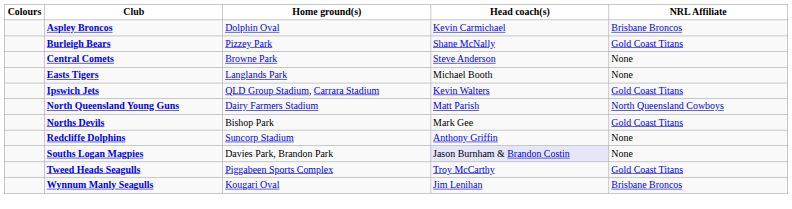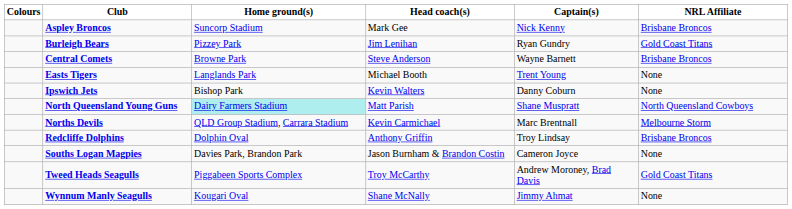+ column: (576, 12)
(252, 28) Dolphin Oval -> (228, 28) Suncorp Stadium
(469, 28) Kevin Carmichael -> (388, 28) Mark Gee
(464, 43) Shane McNally -> (392, 43) Jim Lenihan
(622, 59) None -> (676, 59) Brisbane Broncos
(302, 91) QLD Group Stadium, Carrara Stadium -> (218, 91) Bishop Park
(647, 91) Gold Coast Titans -> (651, 91) None
(272, 106) no background -> (241, 106) paleturquoise background
(250, 122) Bishop Park -> (271, 122) QLD Group Stadium, Carrara Stadium
(453, 122) Mark Gee -> (404, 122) Kevin Carmichael
(647, 122) Gold Coast Titans -> (676, 122) Melbourne Storm
(259, 138) Suncorp Stadium -> (221, 138) Dolphin Oval
(622, 138) None -> (676, 138) Brisbane Broncos
(501, 153) lavender background -> (436, 153) no background
(458, 185) Jim Lenihan -> (399, 196) Shane McNally
(647, 185) Brisbane Broncos -> (651, 196) None
